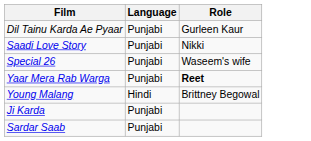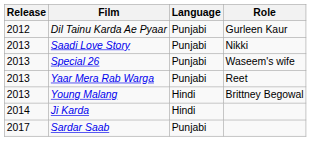+ column: (26, 12)
(193, 78) bold -> (237, 78) normal
(145, 111) Punjabi -> (183, 111) Hindi
